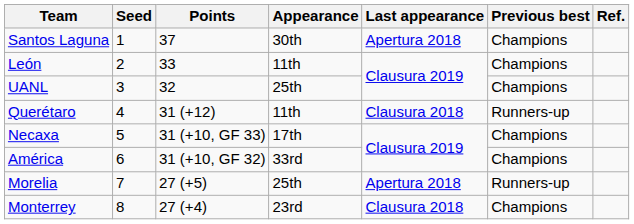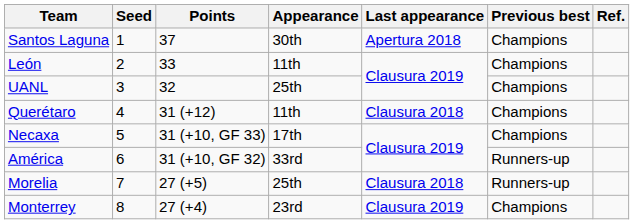(530, 111) Runners-up -> (529, 111) Champions
(529, 159) Champions -> (530, 159) Runners-up
(413, 183) Apertura 2018 -> (414, 183) Clausura 2018
(414, 207) Clausura 2018 -> (414, 207) Clausura 2019
